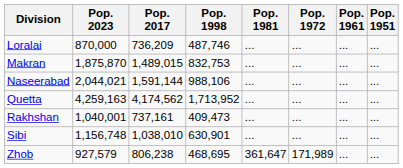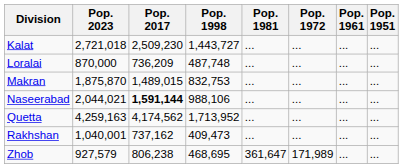+ row: (20, 44)
(209, 44) 487,746 -> (209, 63) 487,748
(157, 81) normal -> (157, 99) bold
(152, 117) 737,161 -> (152, 136) 737,162
- row: (17, 136)
